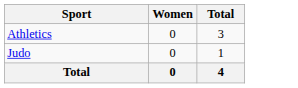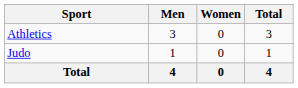+ column: (173, 14)
